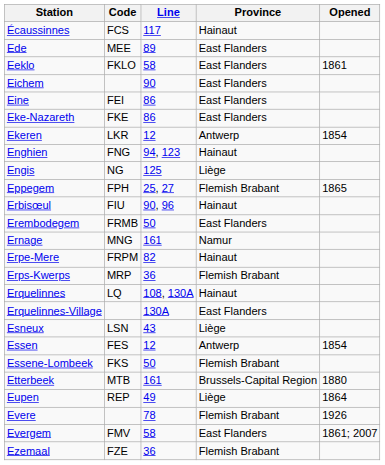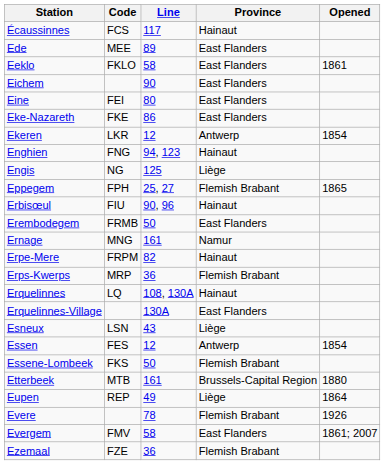(149, 100) 86 -> (149, 100) 80
